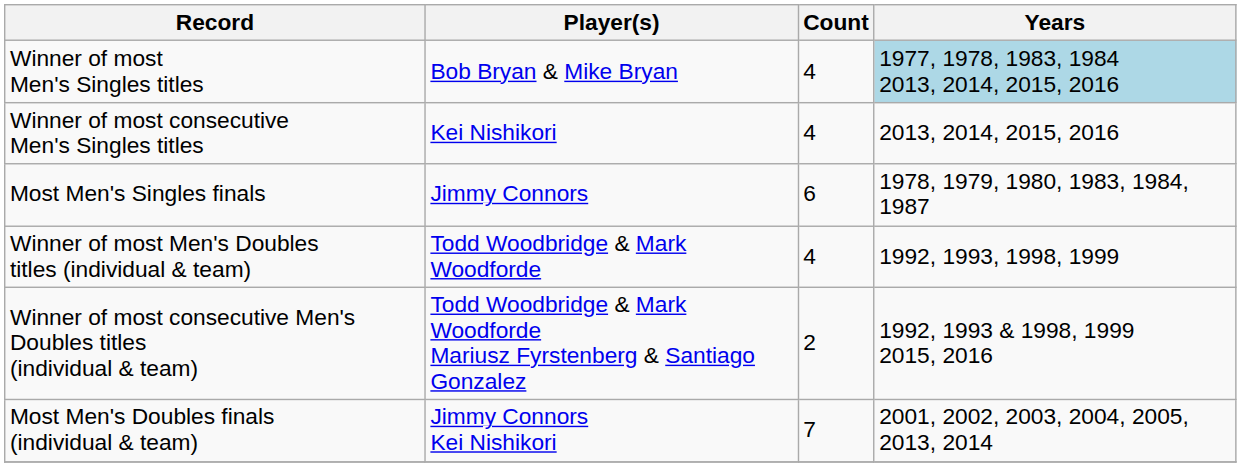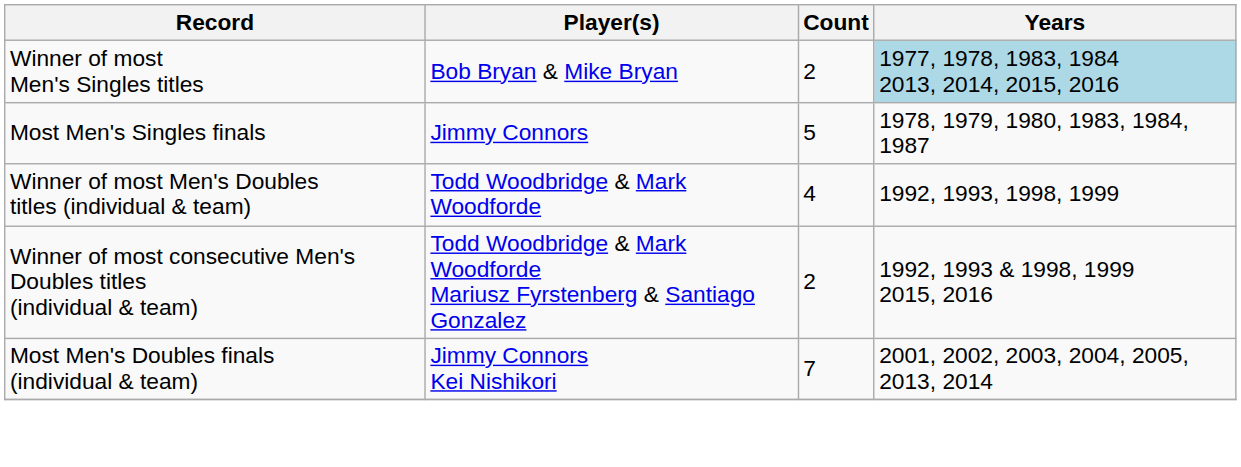(809, 71) 4 -> (809, 71) 2
- row: (149, 132)
(809, 194) 6 -> (809, 132) 5
